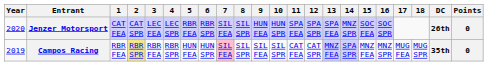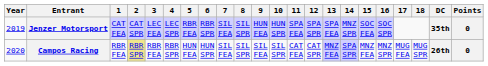(16, 28) 2020 -> (16, 28) 2019
(440, 28) 26th -> (440, 28) 35th
(16, 50) 2019 -> (16, 50) 2020
(225, 50) pink background -> (225, 50) no background
(440, 50) 35th -> (440, 50) 26th
